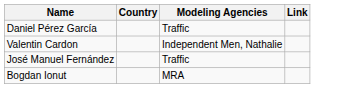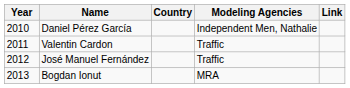+ column: (22, 12)
(176, 28) Traffic -> (257, 28) Independent Men, Nathalie
(222, 44) Independent Men, Nathalie -> (210, 44) Traffic
